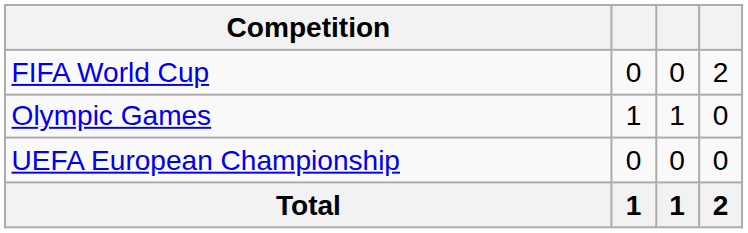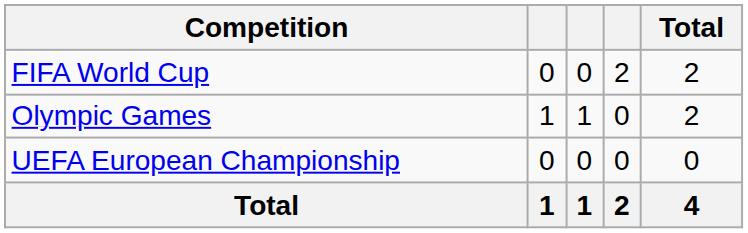+ column: (692, 28)
